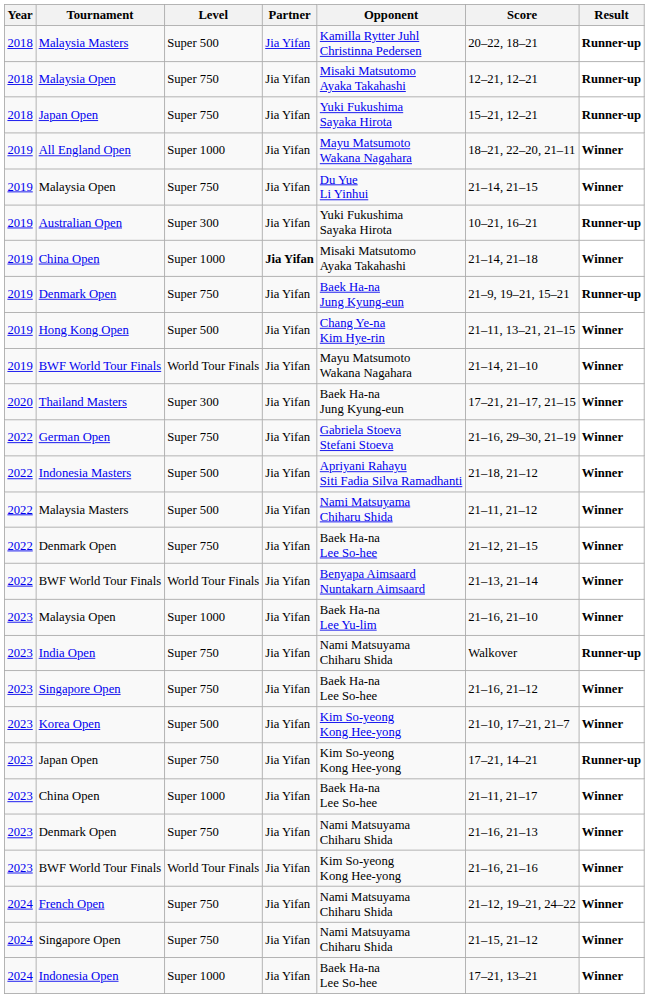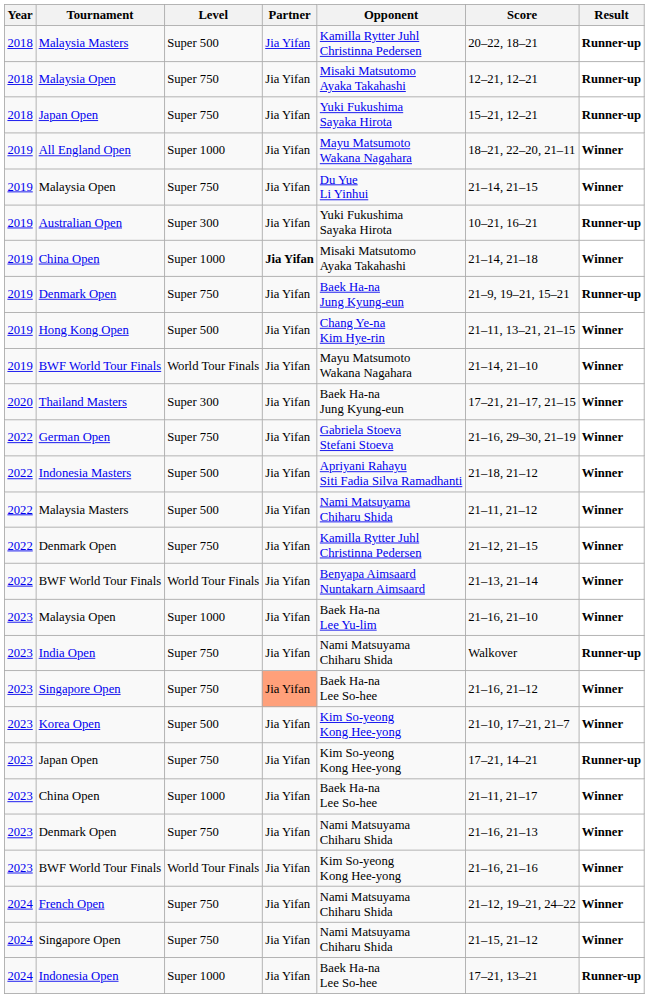(350, 545) Baek Ha-na Lee So-hee -> (371, 545) Kamilla Rytter Juhl Christinna Pedersen
(288, 689) no background -> (288, 689) lightsalmon background
(602, 976) Winner -> (611, 976) Runner-up
